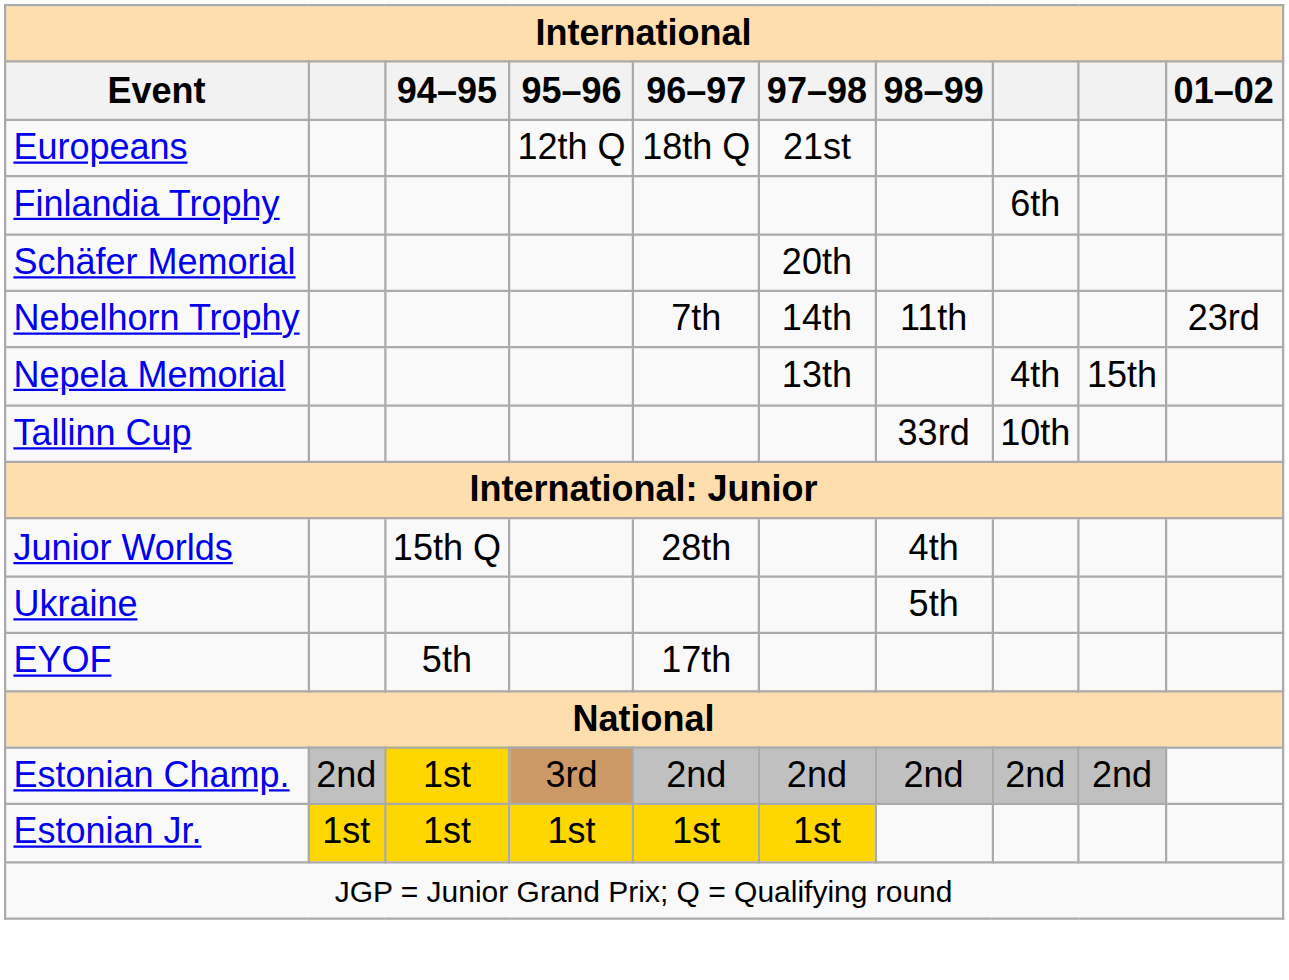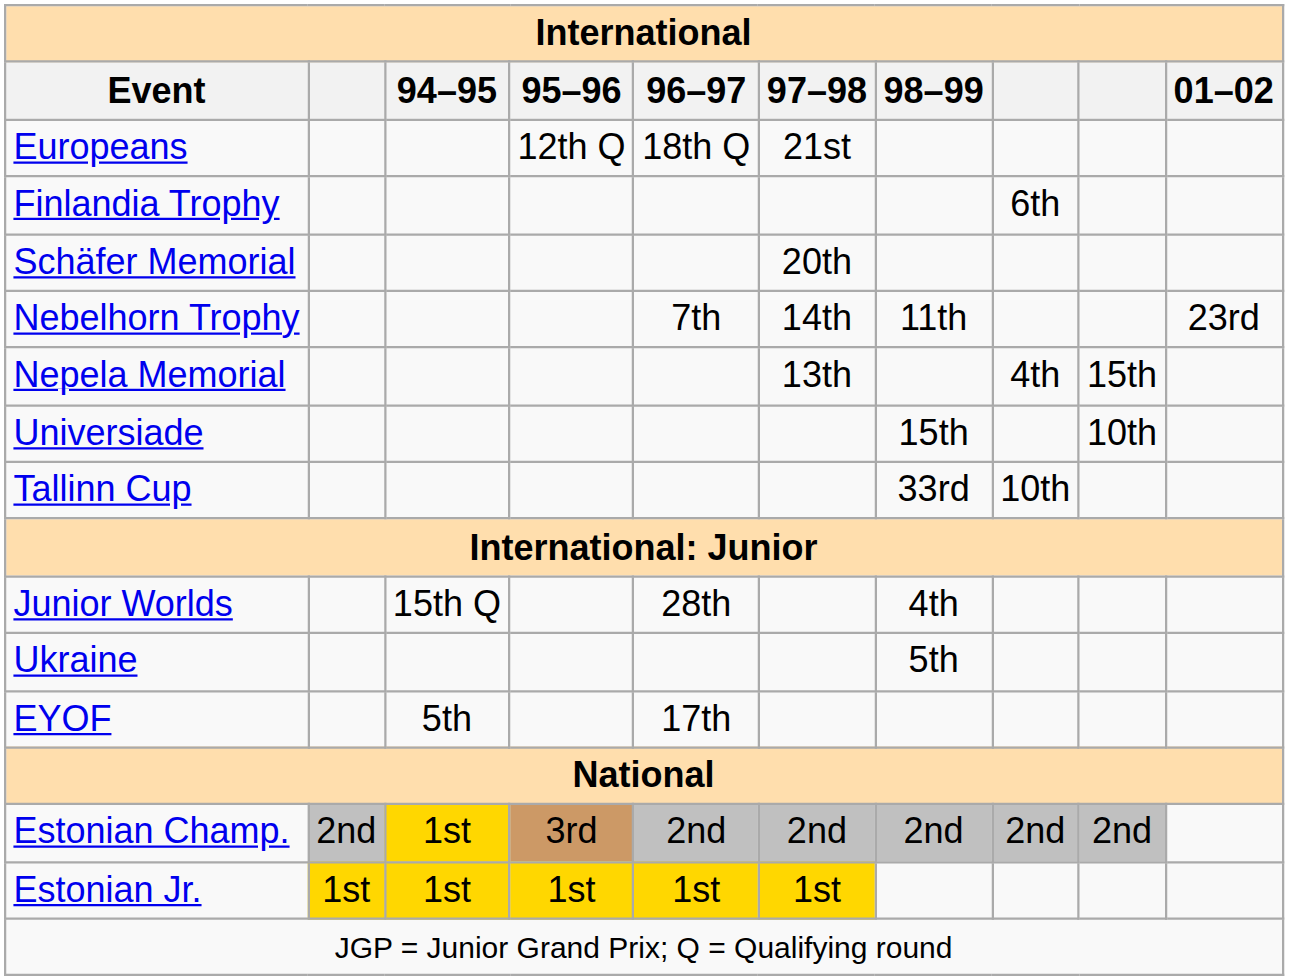+ row: (108, 432)
